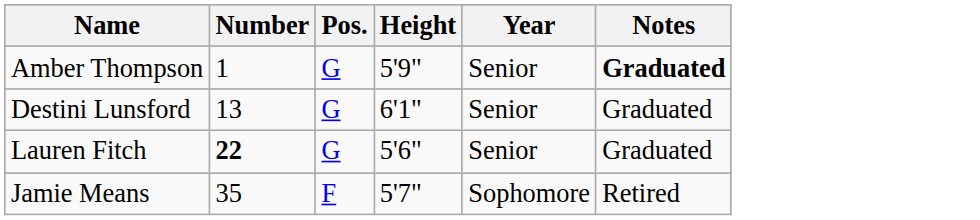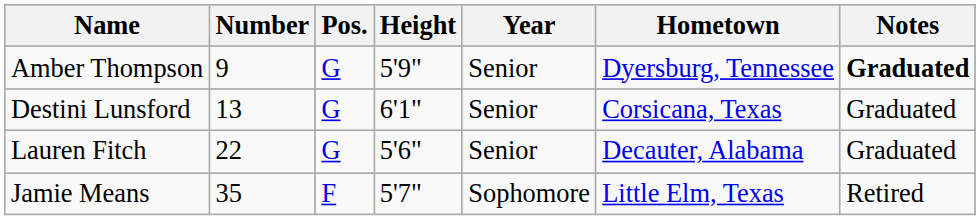+ column: (718, 25)
(222, 67) 1 -> (222, 67) 9
(229, 151) bold -> (229, 151) normal
